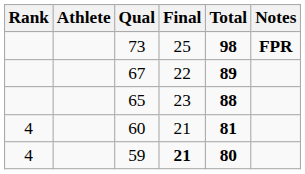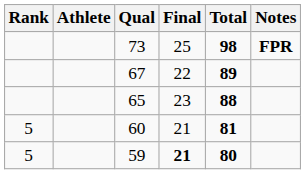(29, 127) 4 -> (29, 127) 5
(29, 155) 4 -> (29, 155) 5
